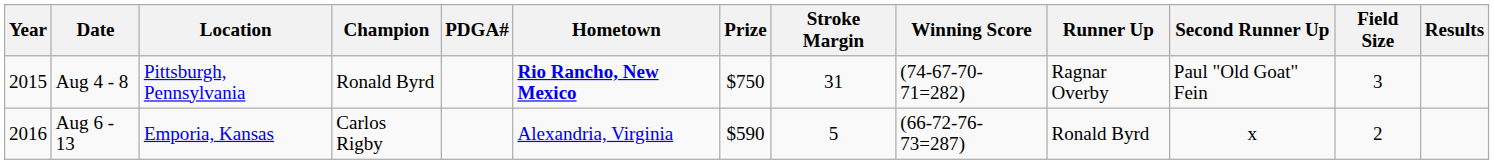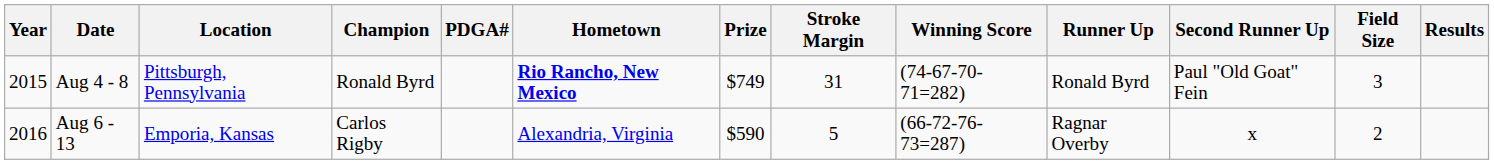(745, 81) $750 -> (745, 81) $749
(1080, 81) Ragnar Overby -> (1100, 81) Ronald Byrd
(1100, 133) Ronald Byrd -> (1080, 133) Ragnar Overby
